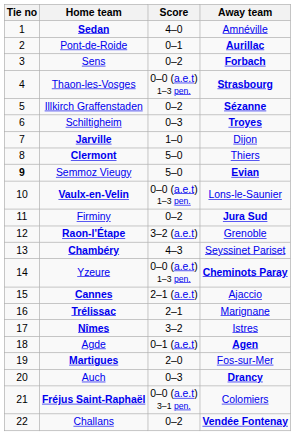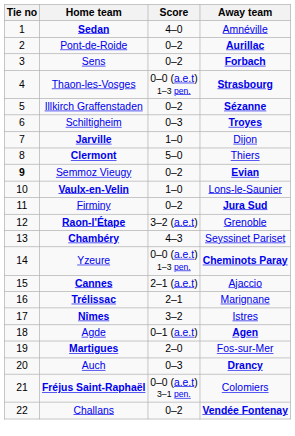(174, 45) 0–1 -> (174, 45) 0–2
(174, 172) 5–0 -> (174, 172) 0–2
(174, 195) 0–0 (a.e.t) 1–3 pen. -> (174, 189) 1–0
